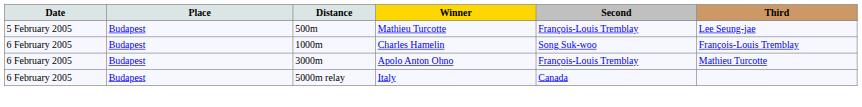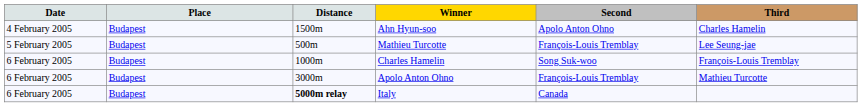+ row: (407, 28)
(320, 77) normal -> (321, 93) bold
